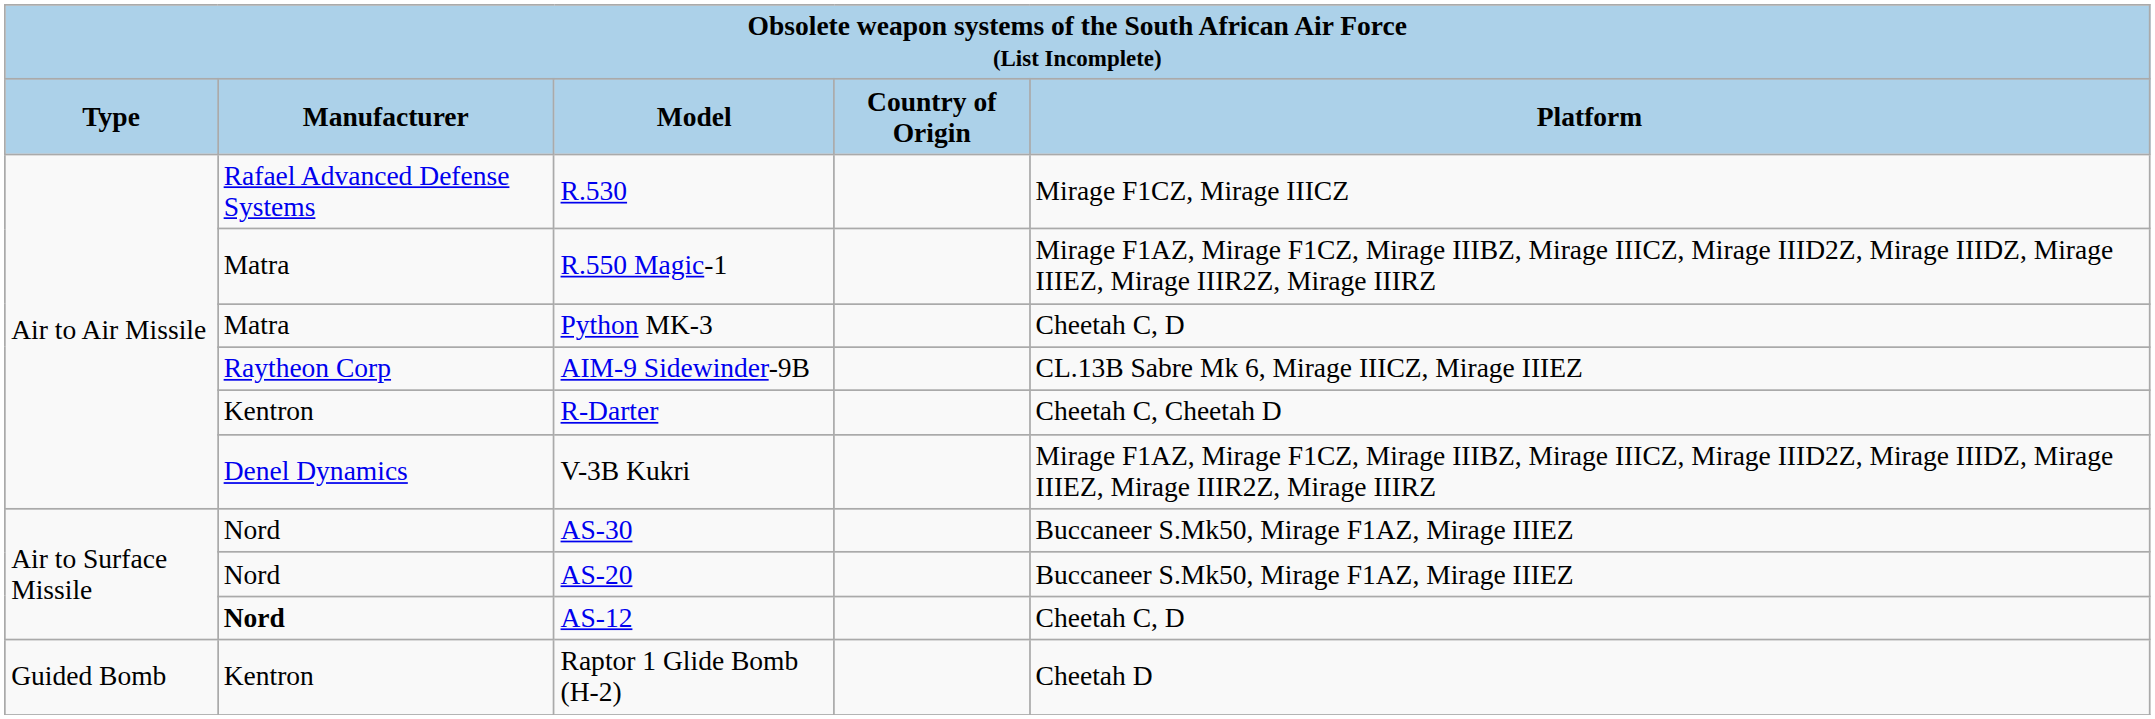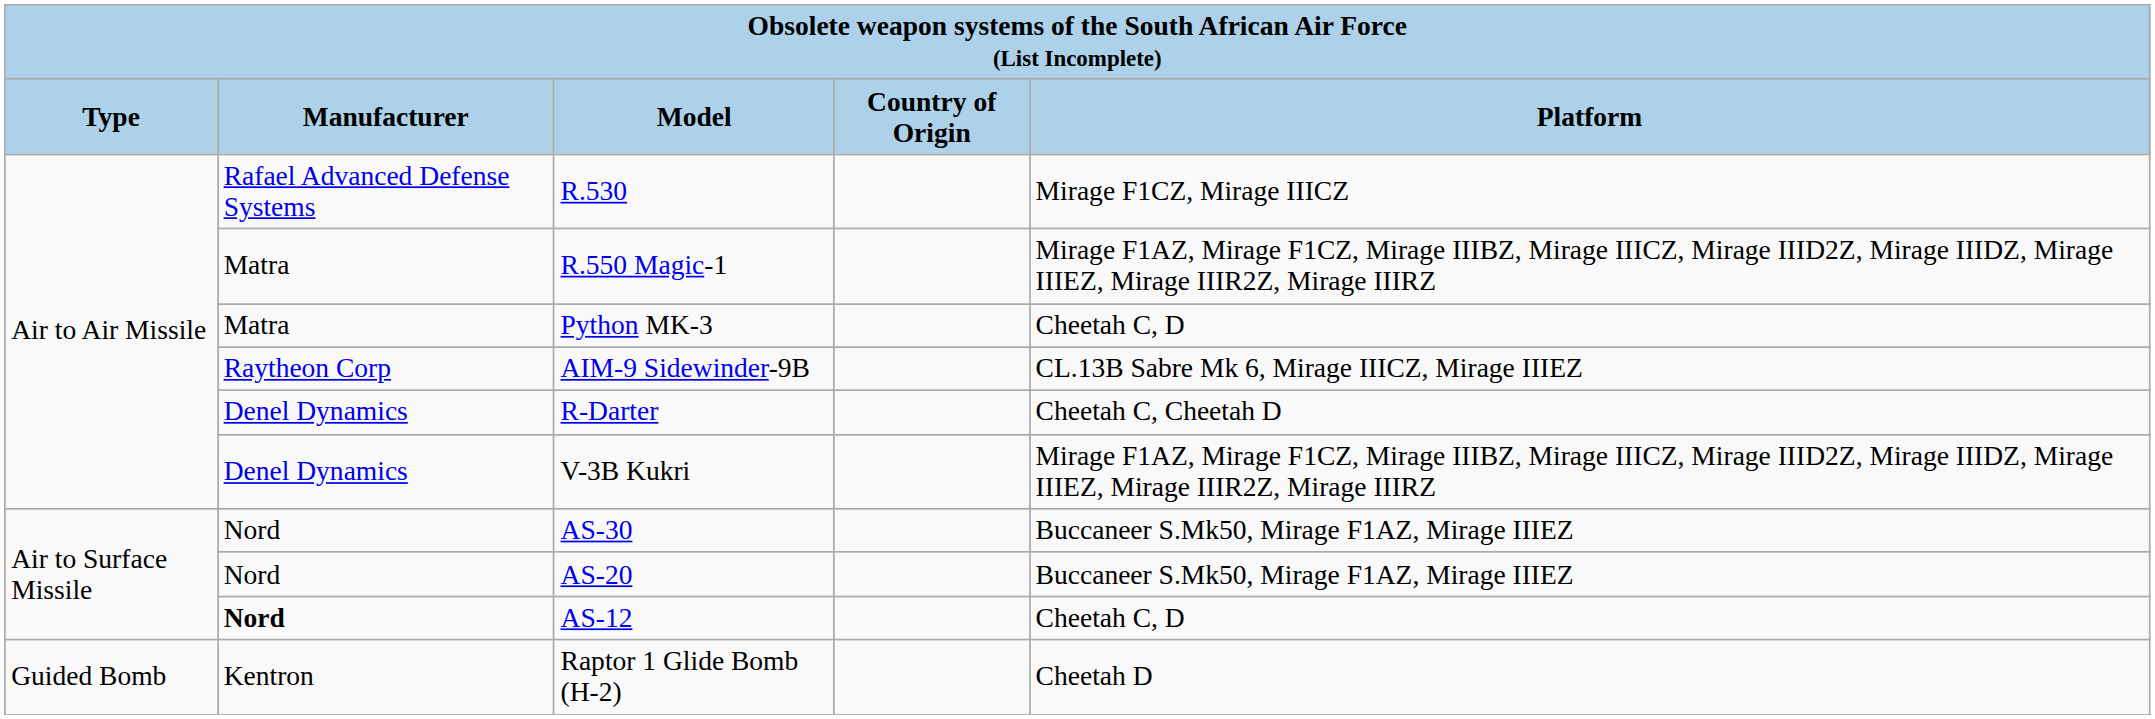(269, 412) Kentron -> (316, 412) Denel Dynamics
